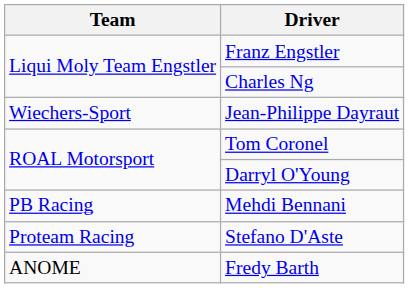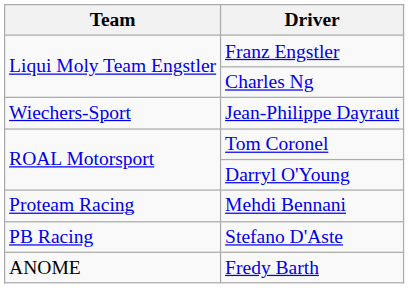(51, 205) PB Racing -> (72, 205) Proteam Racing
(72, 236) Proteam Racing -> (51, 236) PB Racing
